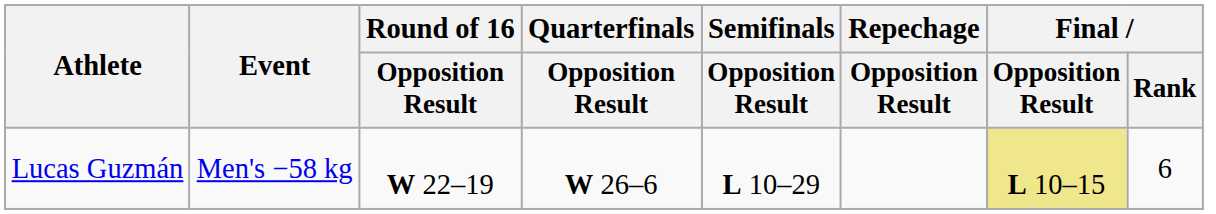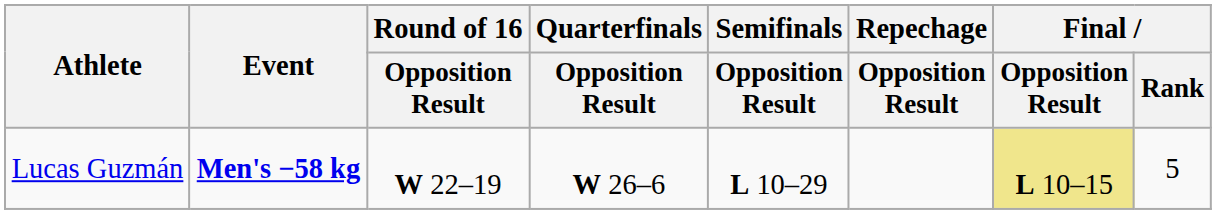(275, 168) normal -> (278, 168) bold
(1165, 168) 6 -> (1172, 168) 5
